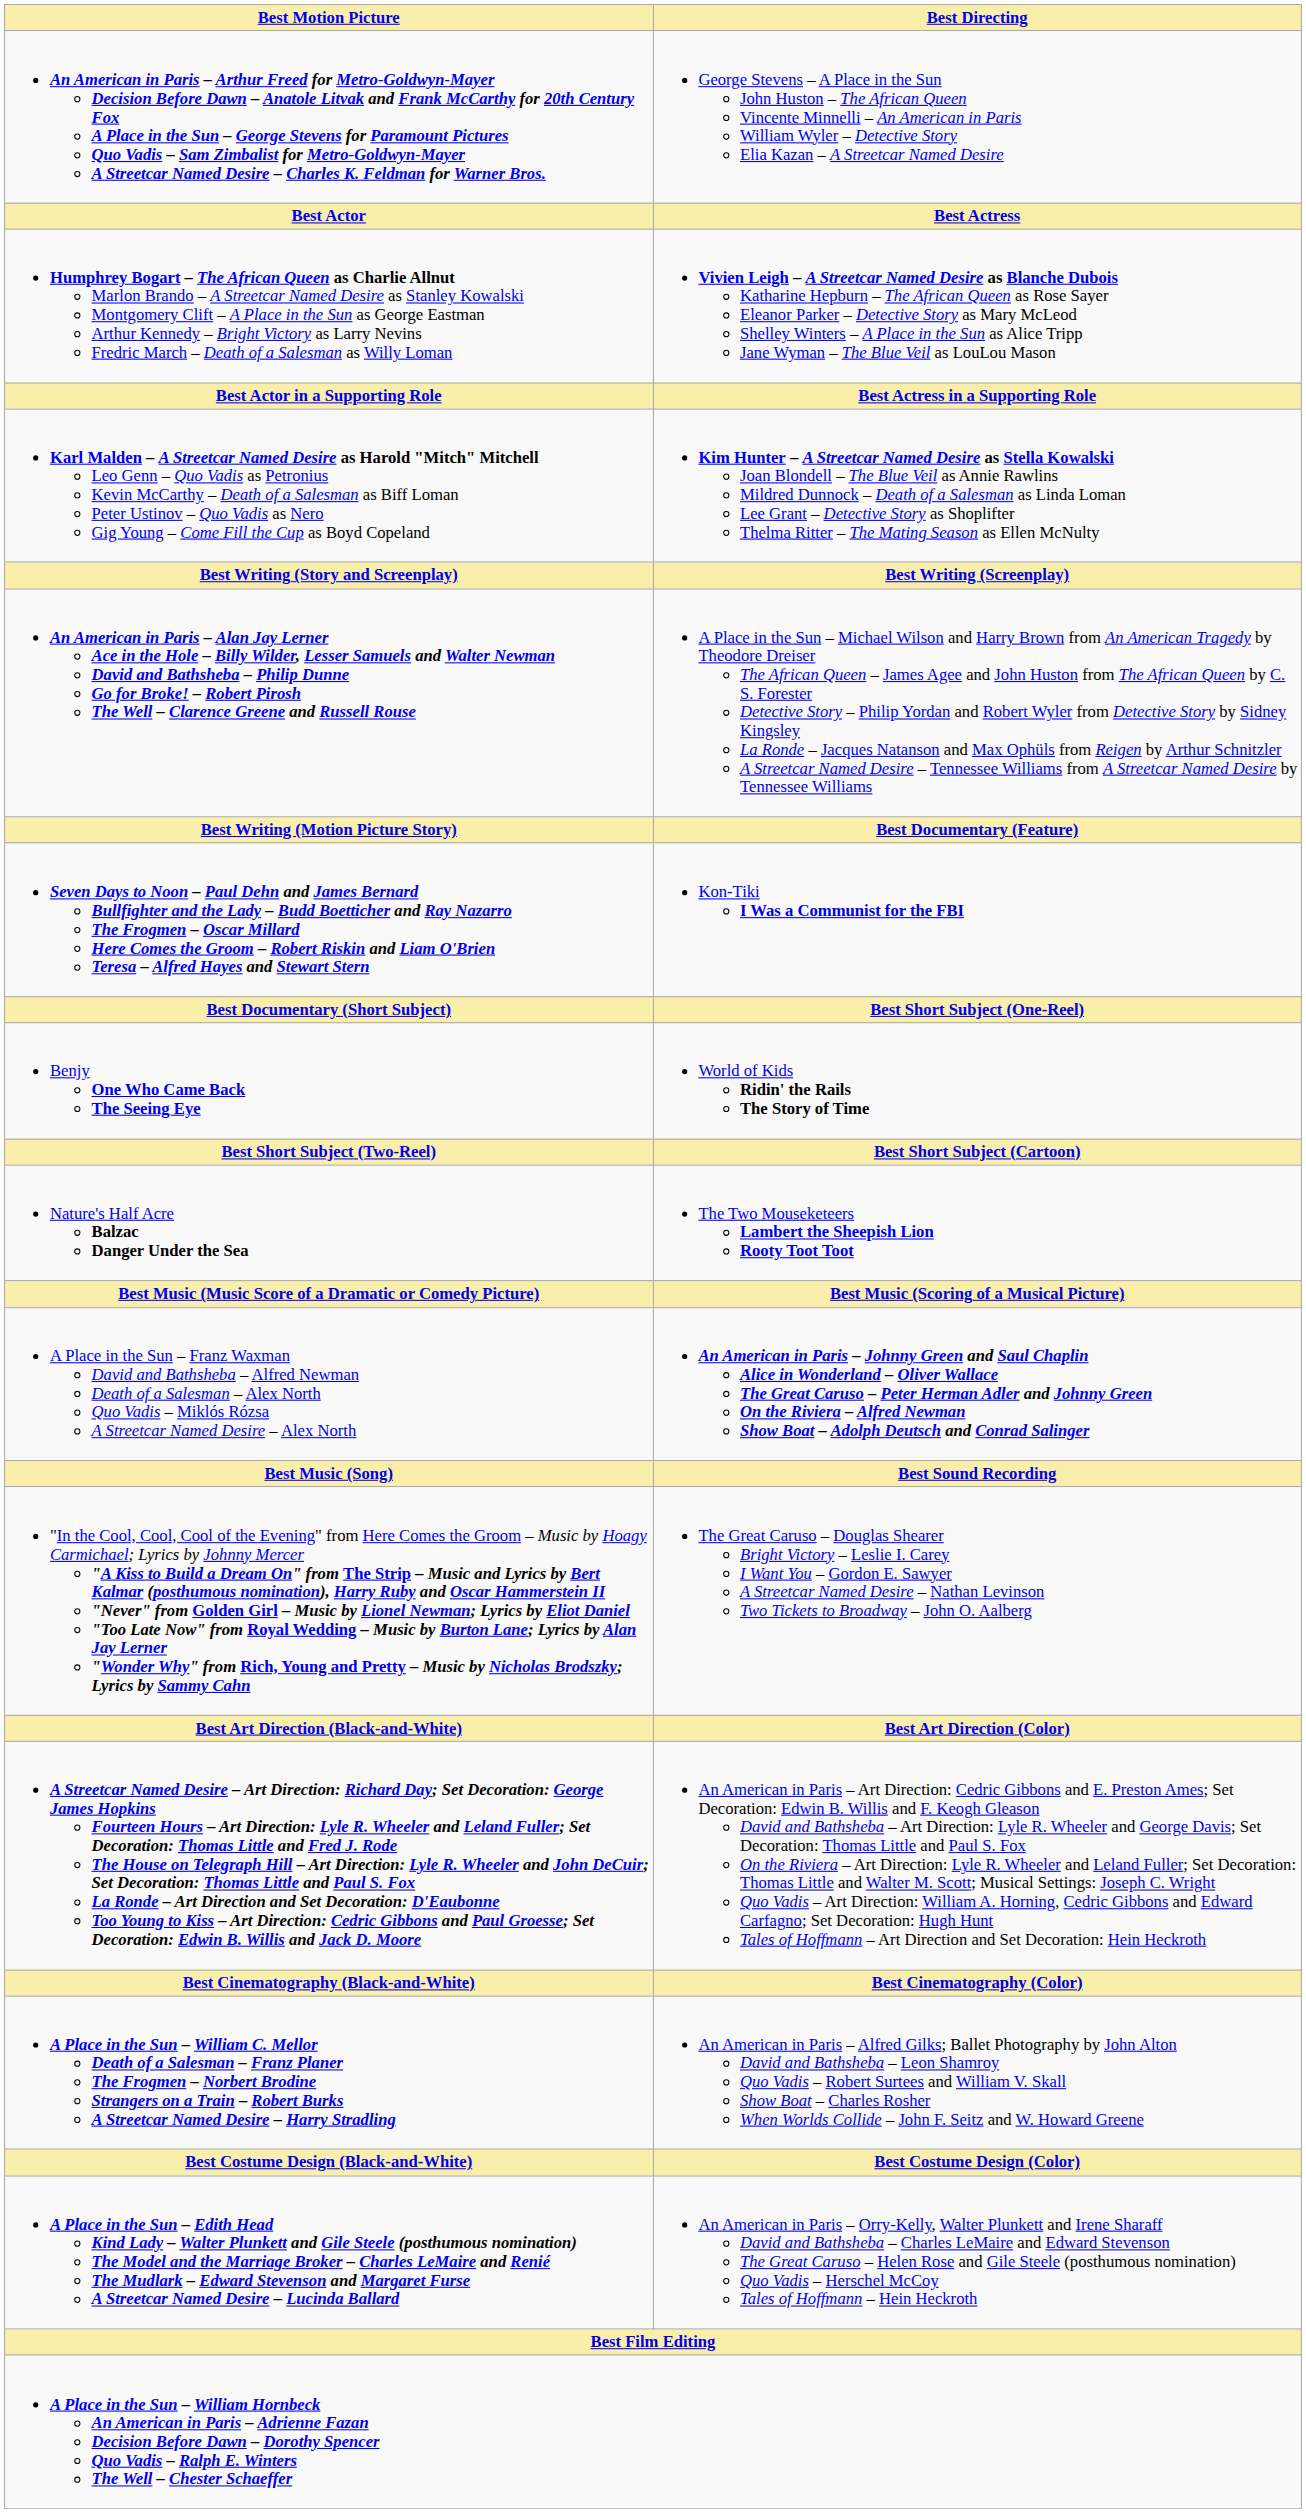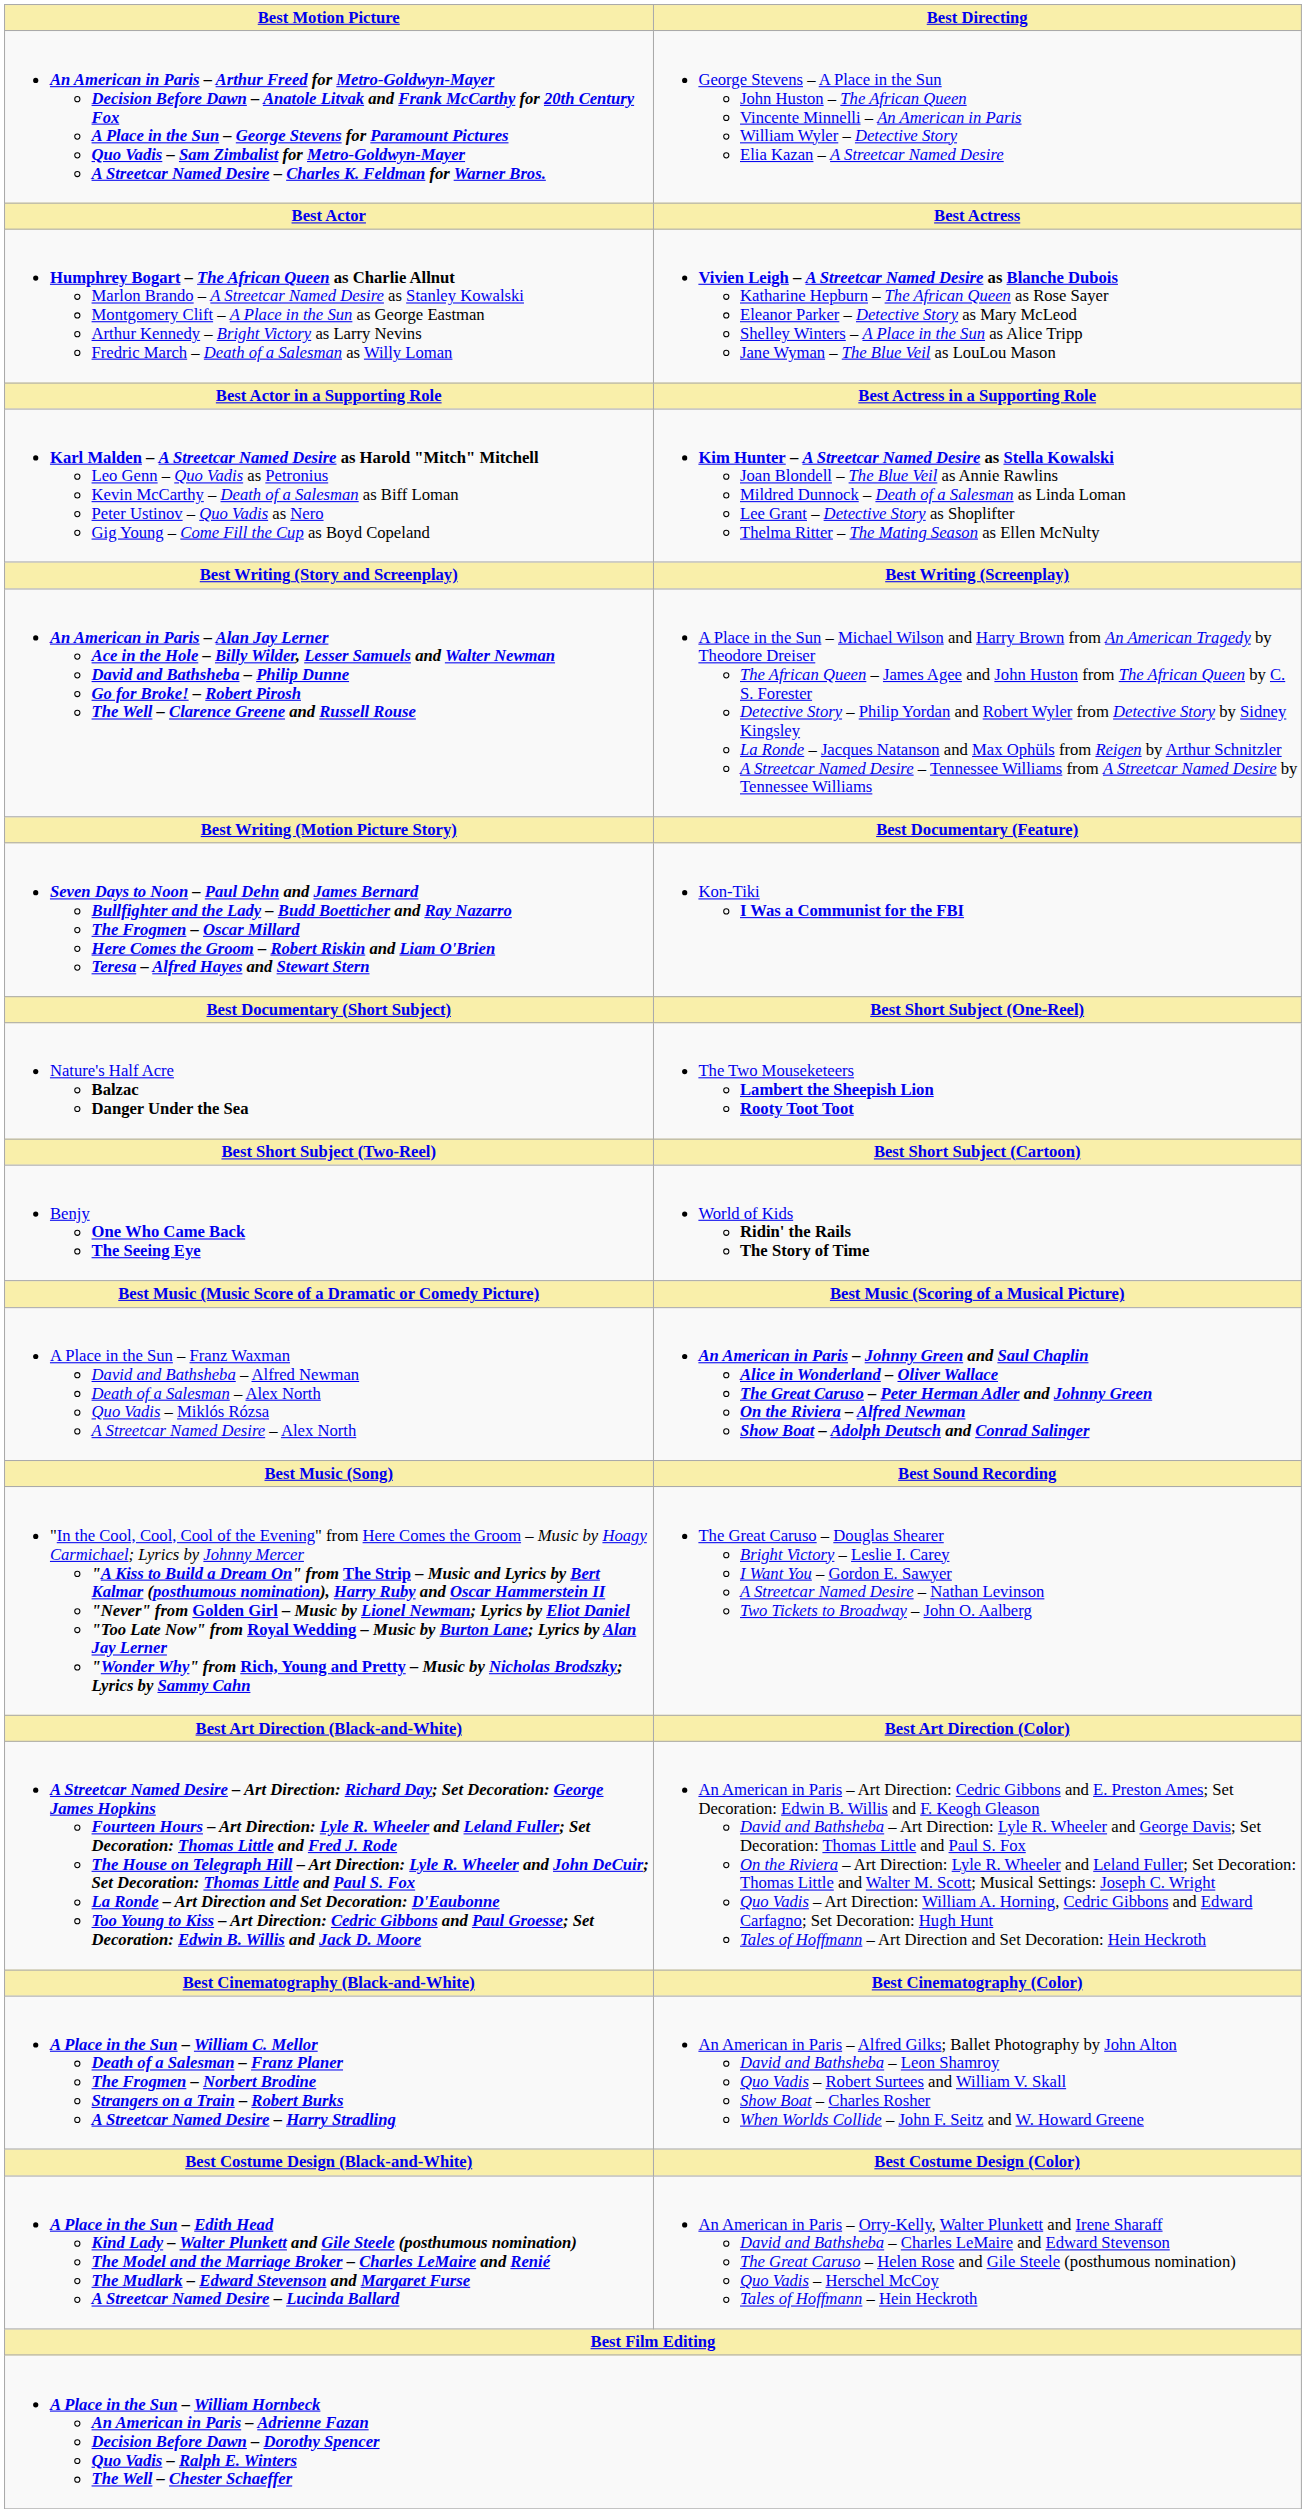rows swapped: (329, 1090) <-> (329, 1232)
